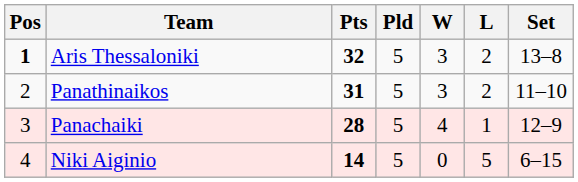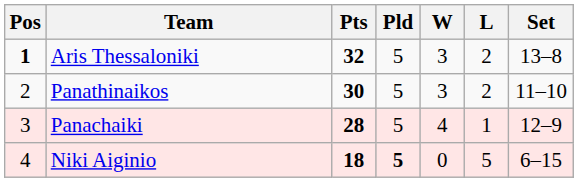(354, 91) 31 -> (354, 91) 30
(354, 160) 14 -> (354, 160) 18
(398, 160) normal -> (398, 160) bold
